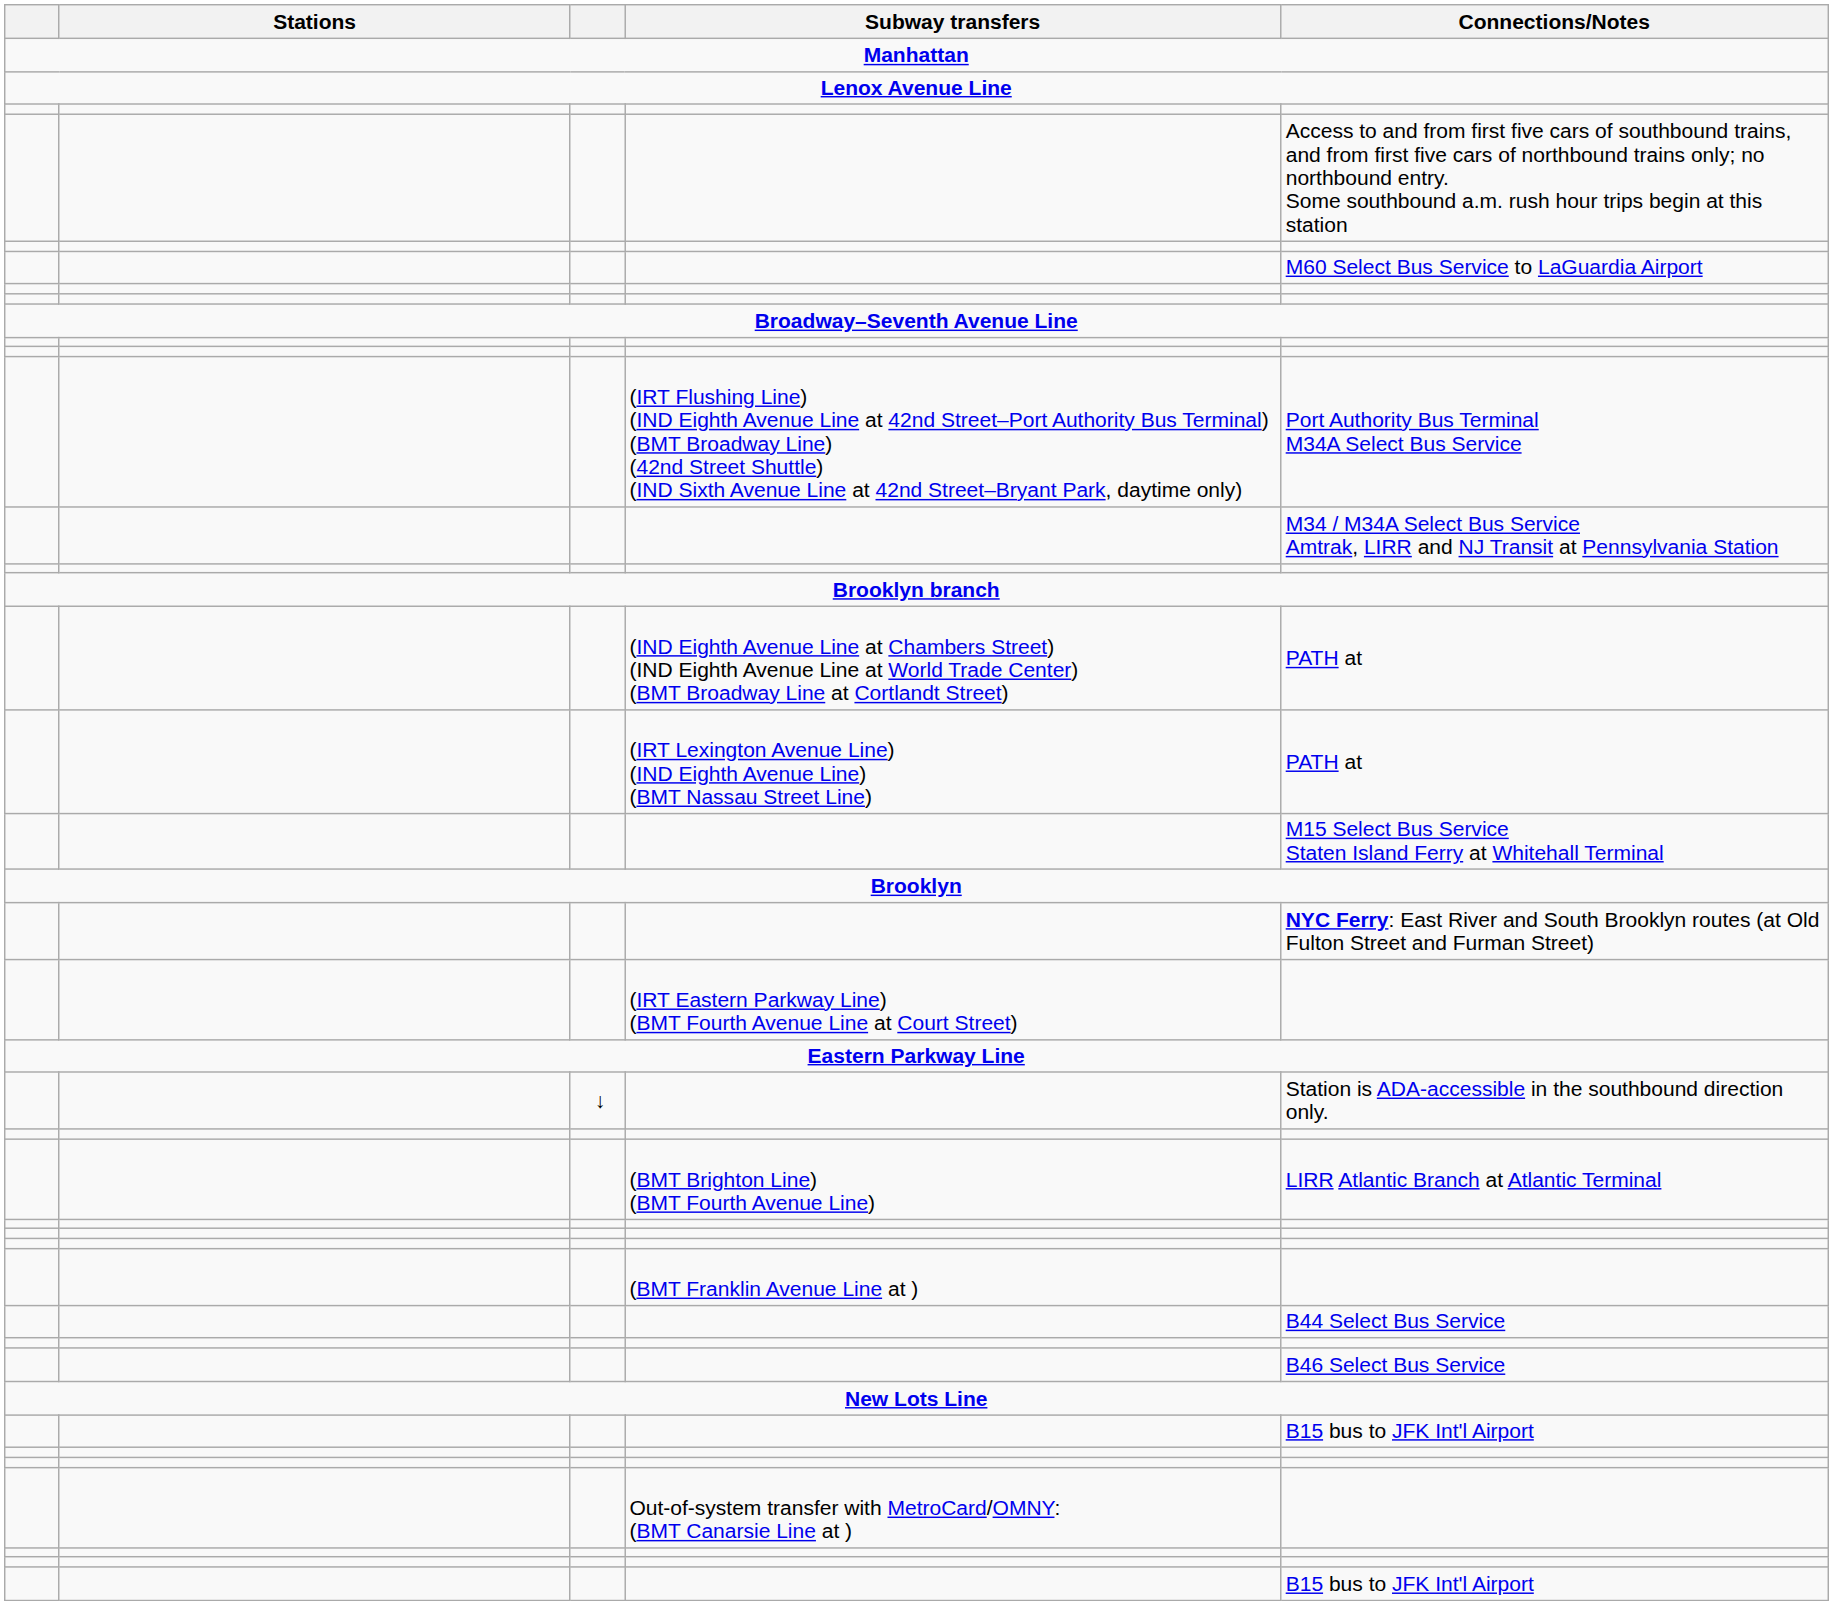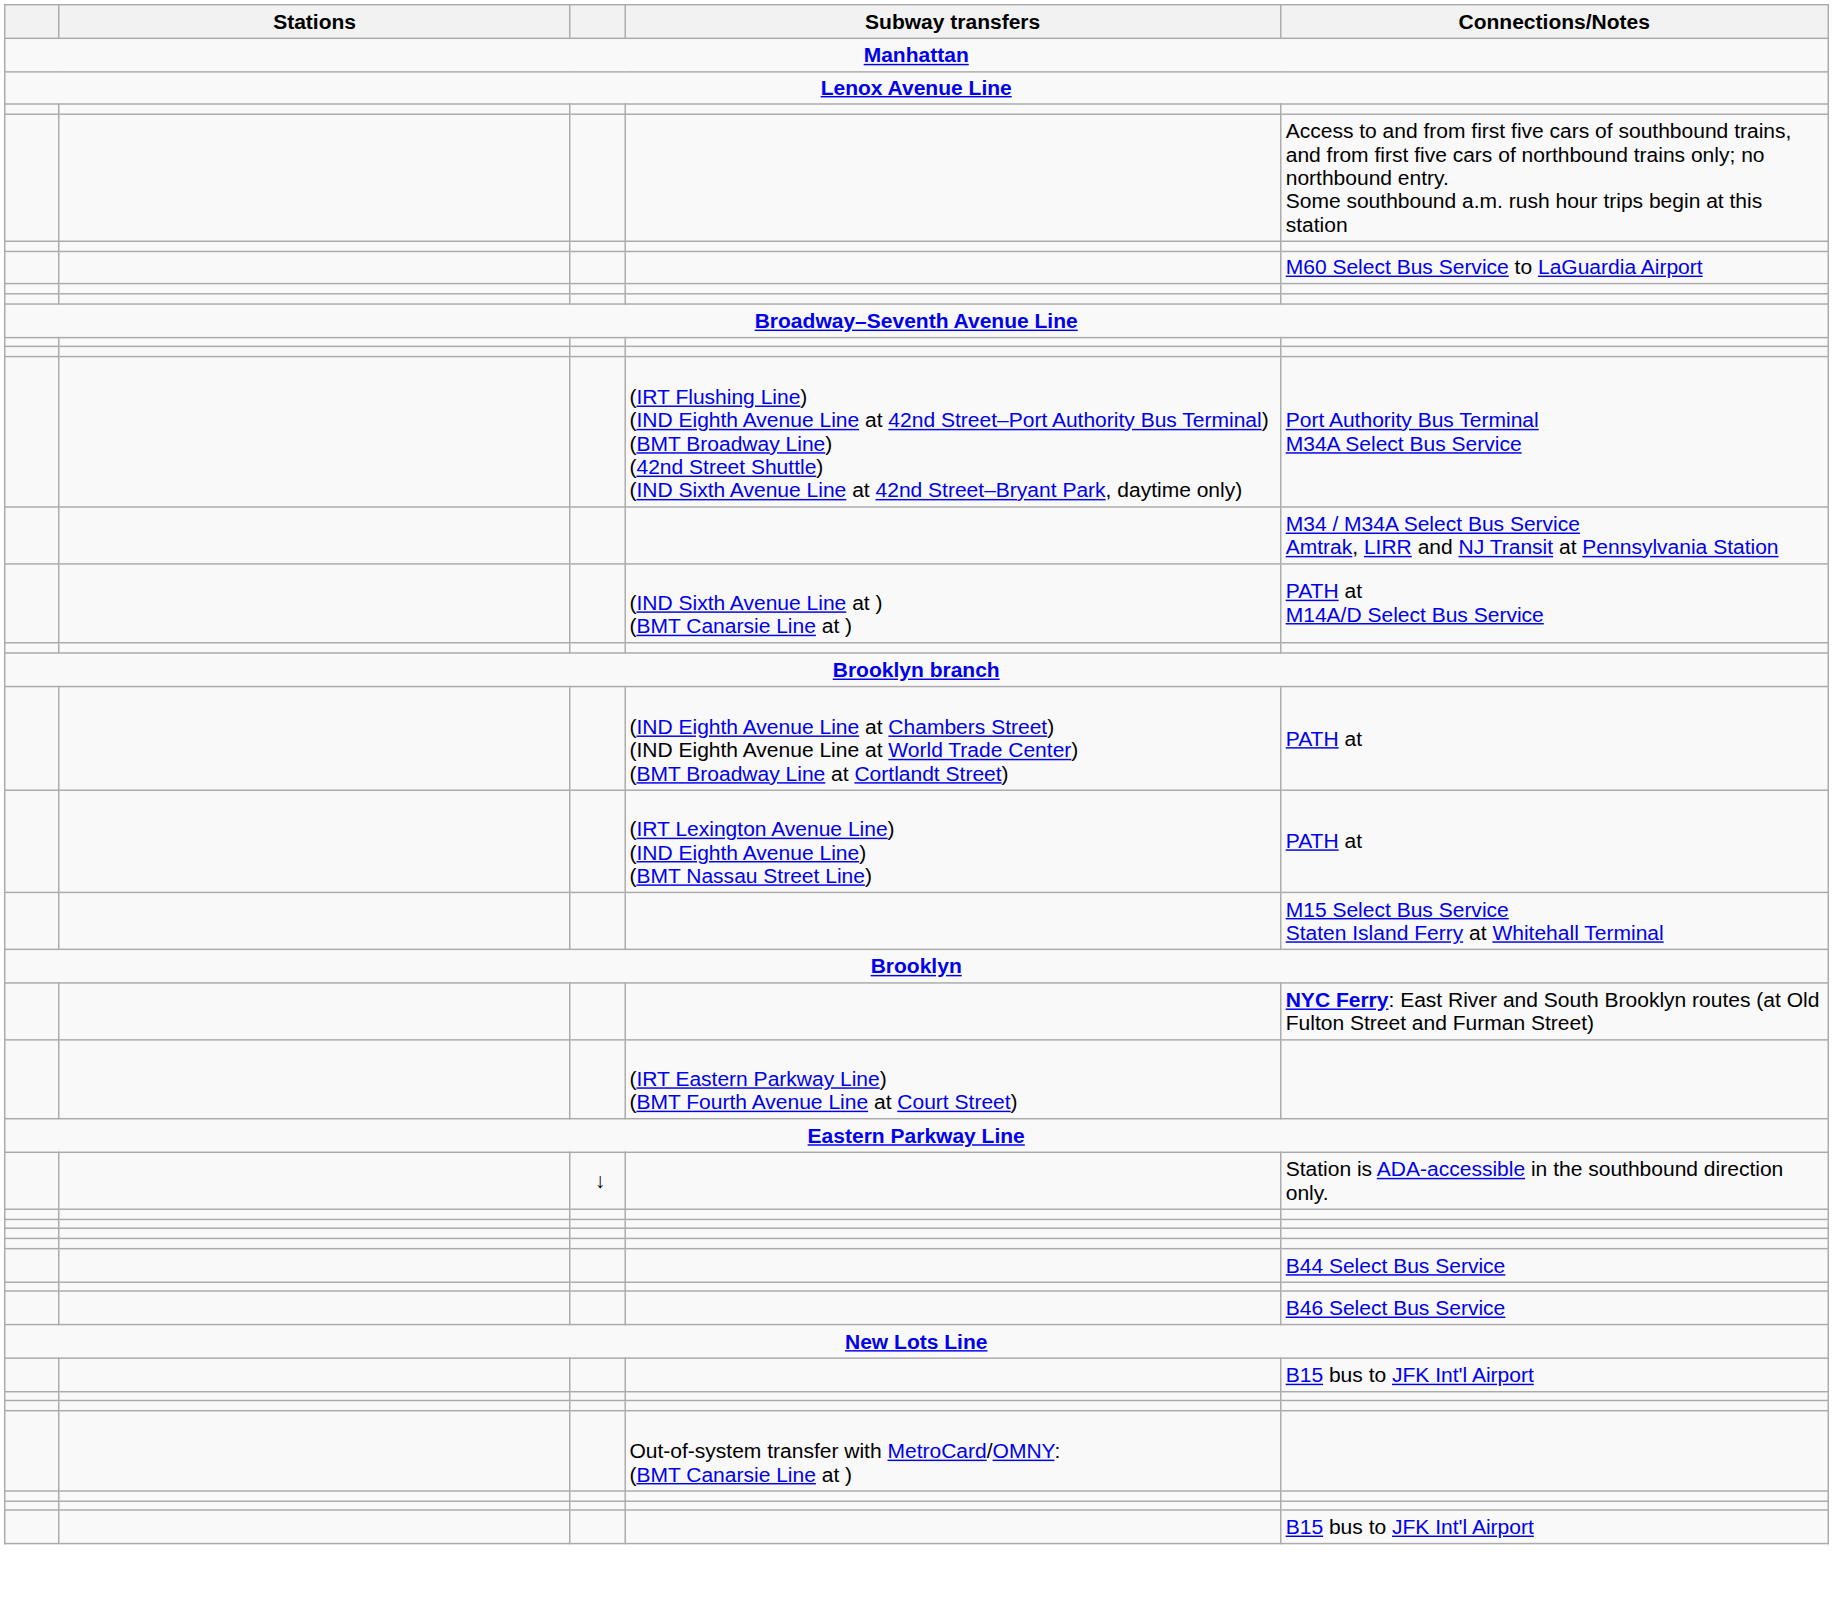+ row: (597, 604)
- row: (597, 1179)
- row: (597, 1277)
